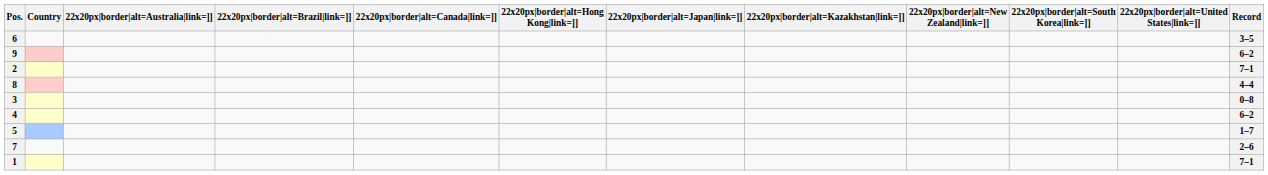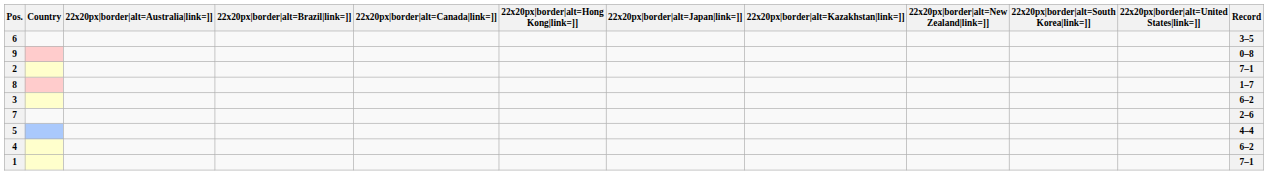(1247, 54) 6–2 -> (1247, 54) 0–8
(1247, 85) 4–4 -> (1247, 85) 1–7
(1247, 100) 0–8 -> (1247, 100) 6–2
rows swapped: (15, 147) <-> (15, 116)
(1247, 131) 1–7 -> (1247, 131) 4–4
